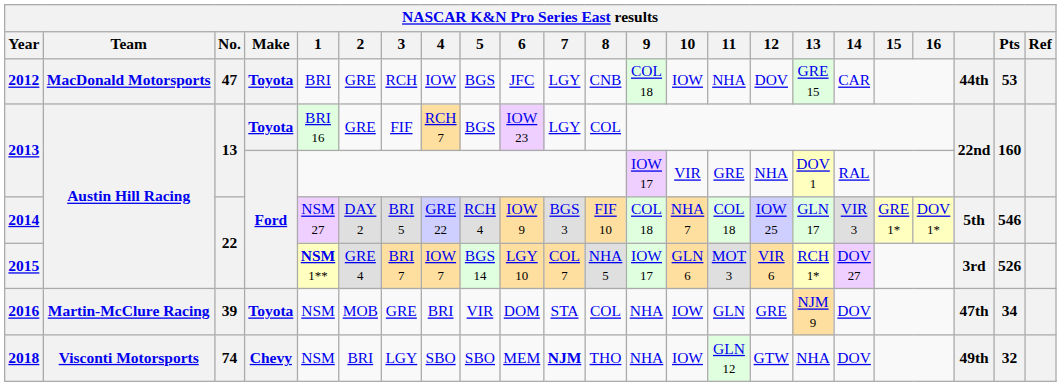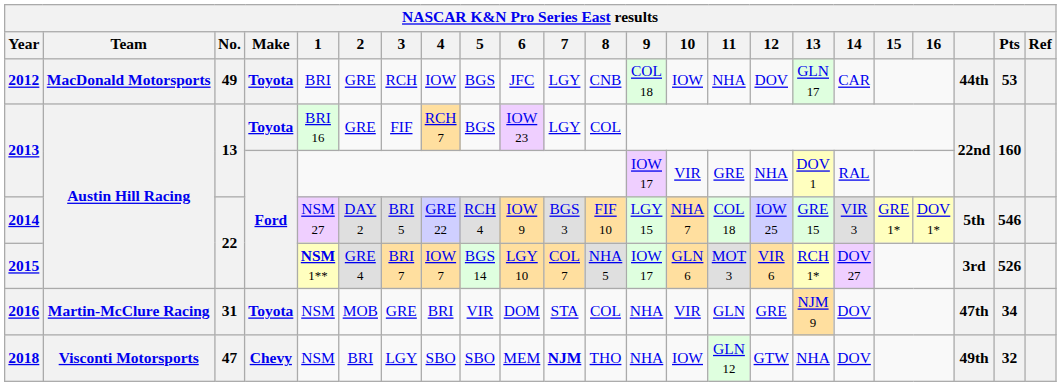(229, 81) 47 -> (229, 81) 49
(813, 80) GRE 15 -> (813, 80) GLN 17
(647, 219) COL 18 -> (647, 219) LGY 15
(813, 219) GLN 17 -> (813, 219) GRE 15
(229, 311) 39 -> (229, 311) 31
(688, 311) IOW -> (688, 311) VIR
(229, 358) 74 -> (229, 358) 47
